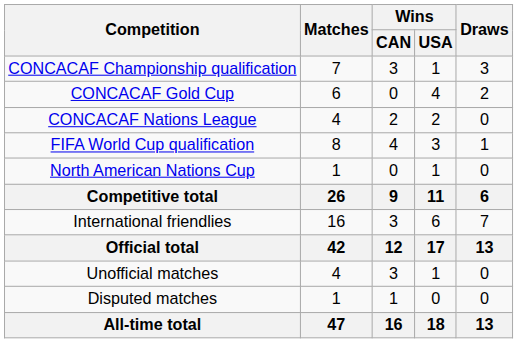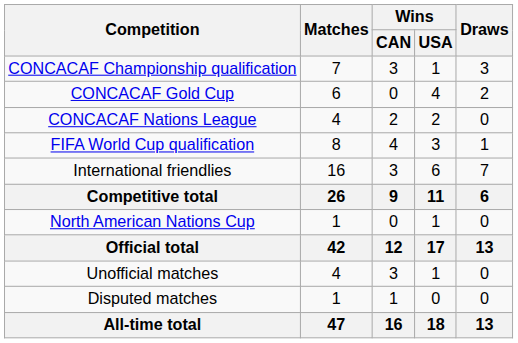rows swapped: (152, 171) <-> (152, 222)
